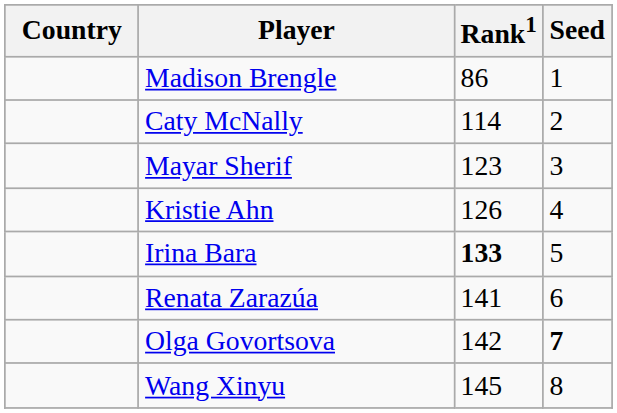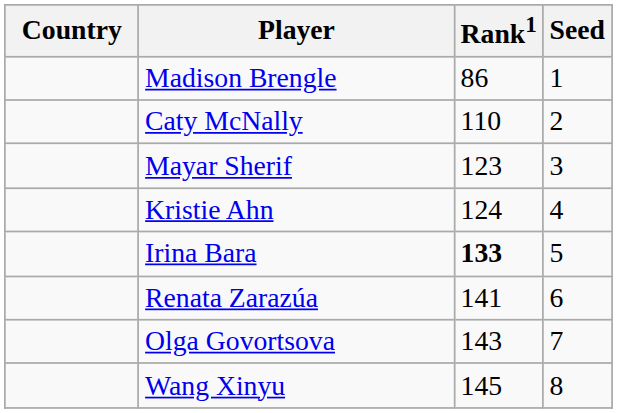(481, 121) 114 -> (481, 121) 110
(481, 209) 126 -> (481, 209) 124
(481, 341) 142 -> (481, 341) 143
(556, 341) bold -> (556, 341) normal
